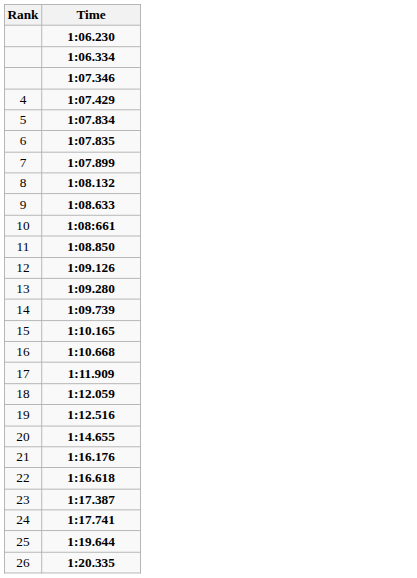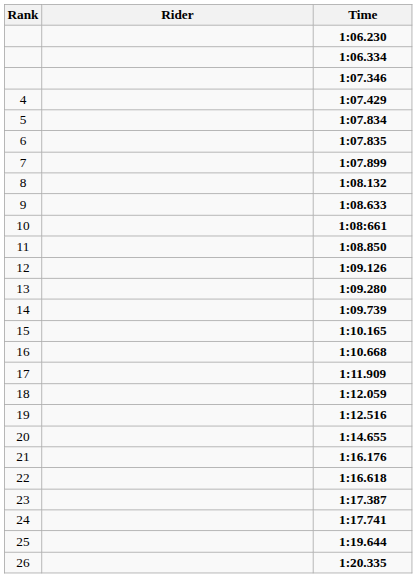+ column: (177, 15)
